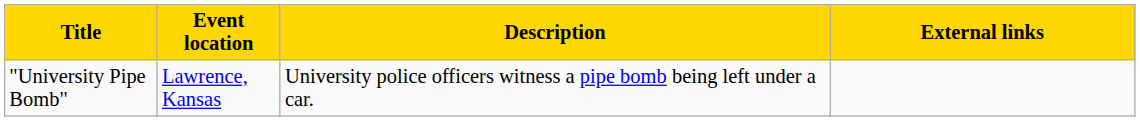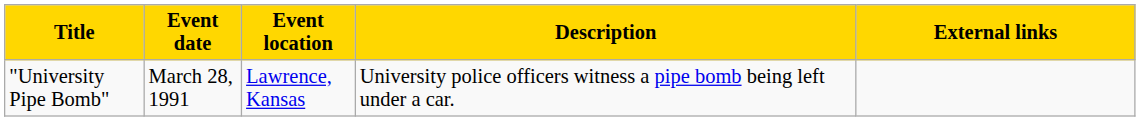+ column: (193, 32)
